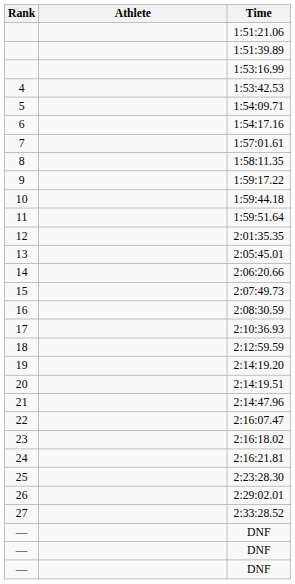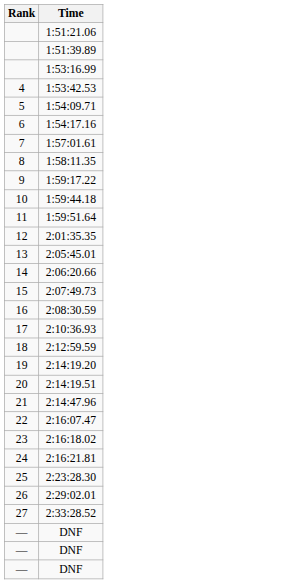- column: (133, 13)
